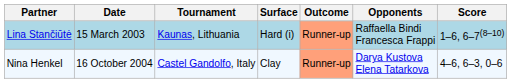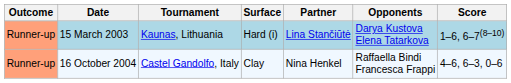columns swapped: (327, 12) <-> (39, 12)
(395, 34) Raffaella Bindi Francesca Frappi -> (392, 34) Darya Kustova Elena Tatarkova
(392, 63) Darya Kustova Elena Tatarkova -> (395, 63) Raffaella Bindi Francesca Frappi
